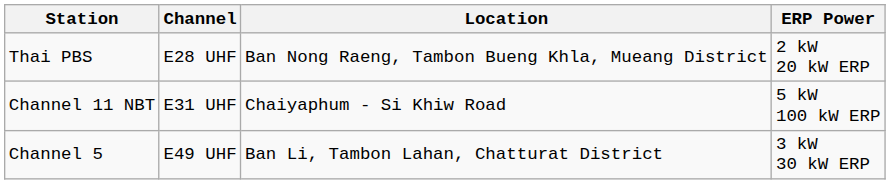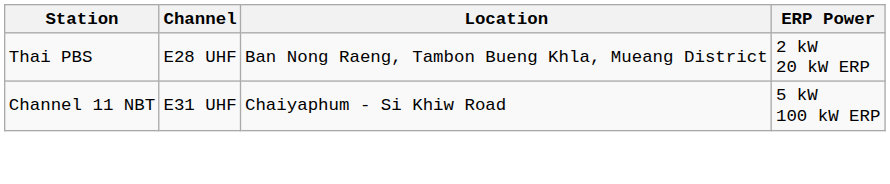- row: (56, 154)
